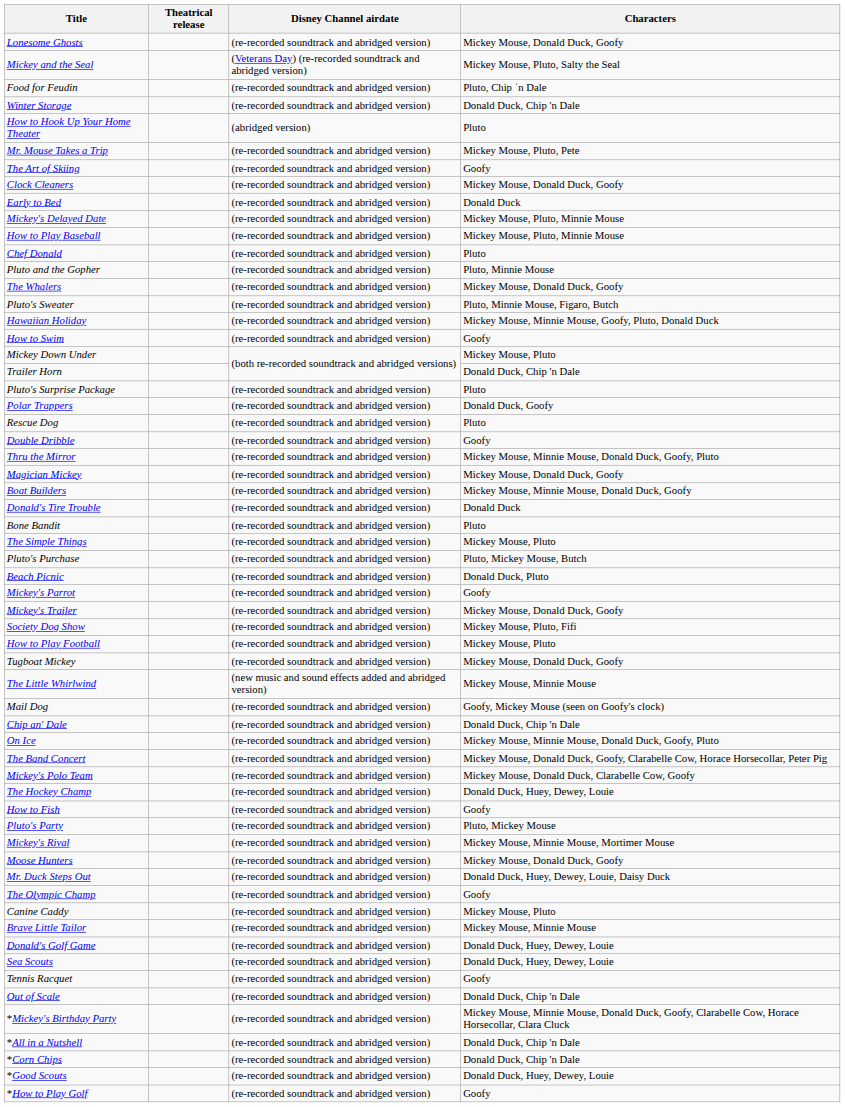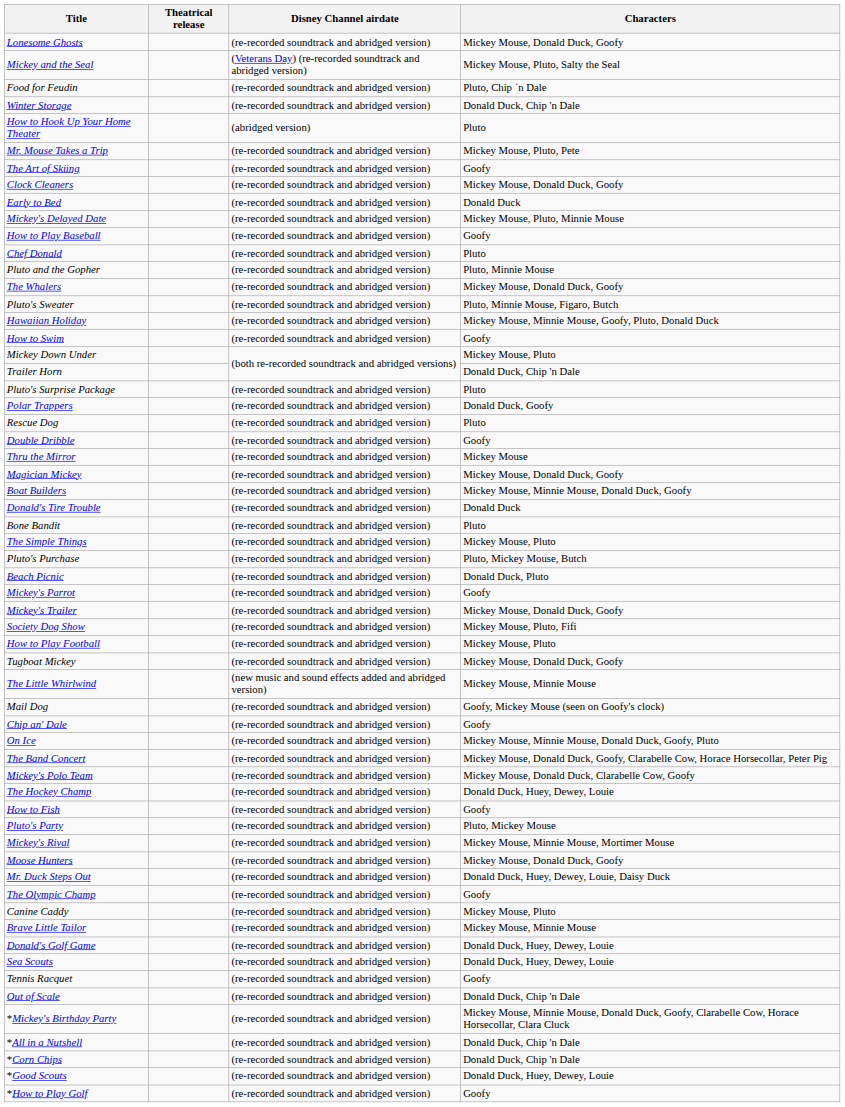(544, 236) Mickey Mouse, Pluto, Minnie Mouse -> (477, 236) Goofy
(591, 457) Mickey Mouse, Minnie Mouse, Donald Duck, Goofy, Pluto -> (495, 457) Mickey Mouse
(521, 724) Donald Duck, Chip 'n Dale -> (477, 724) Goofy
